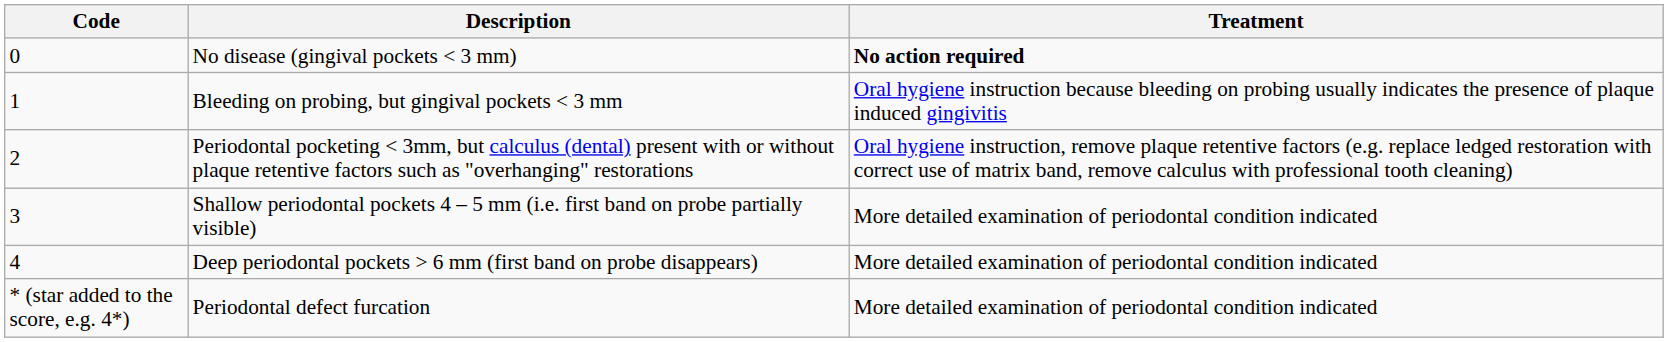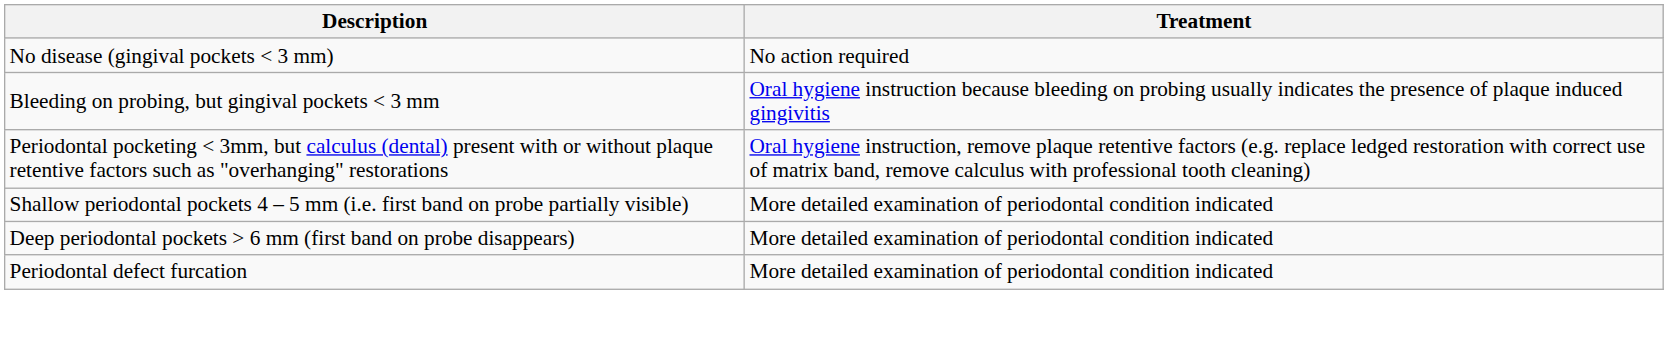- column: (96, 21)
(939, 55) bold -> (829, 55) normal
